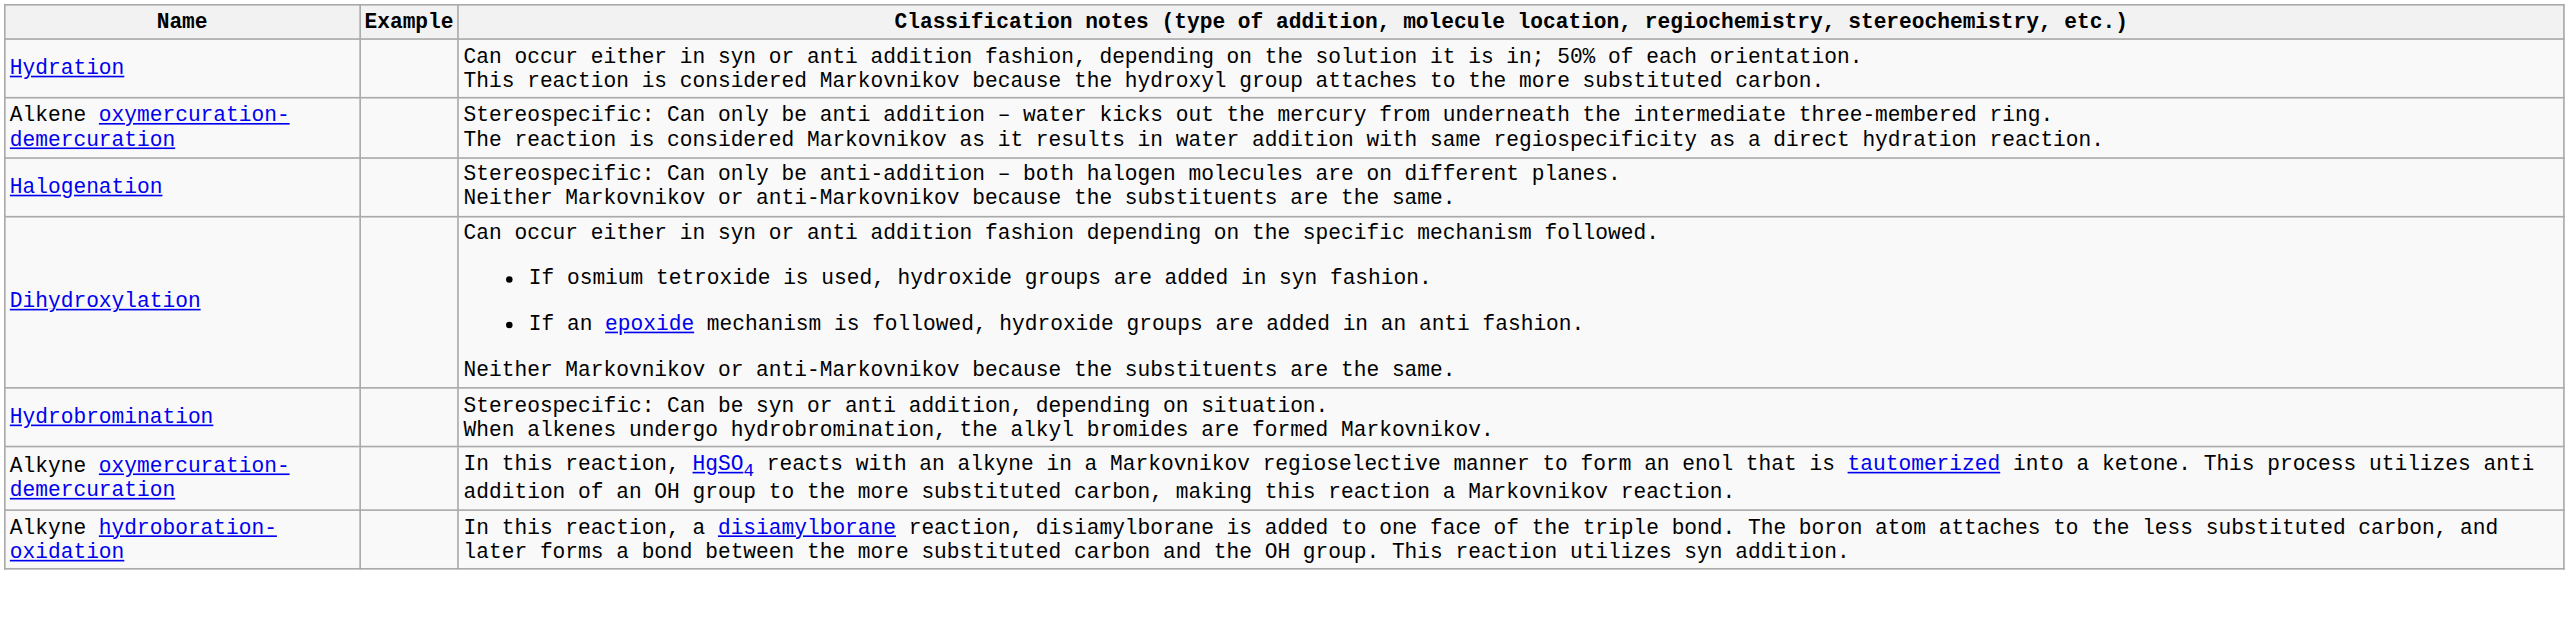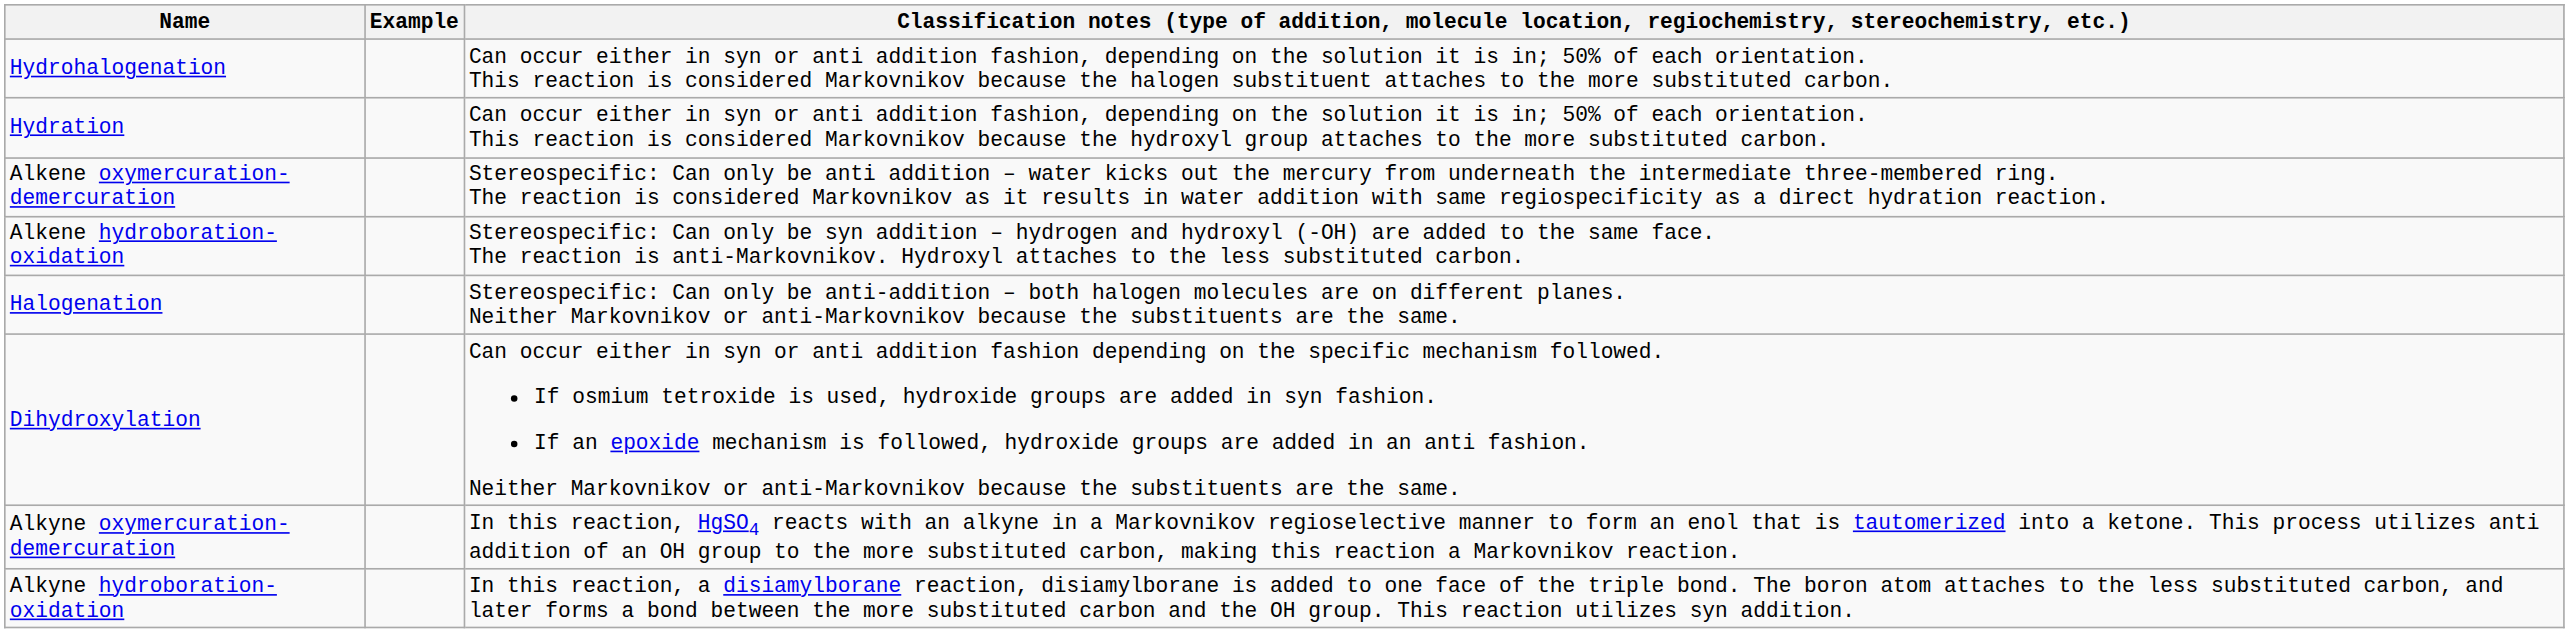+ row: (118, 69)
+ row: (143, 246)
- row: (112, 417)
